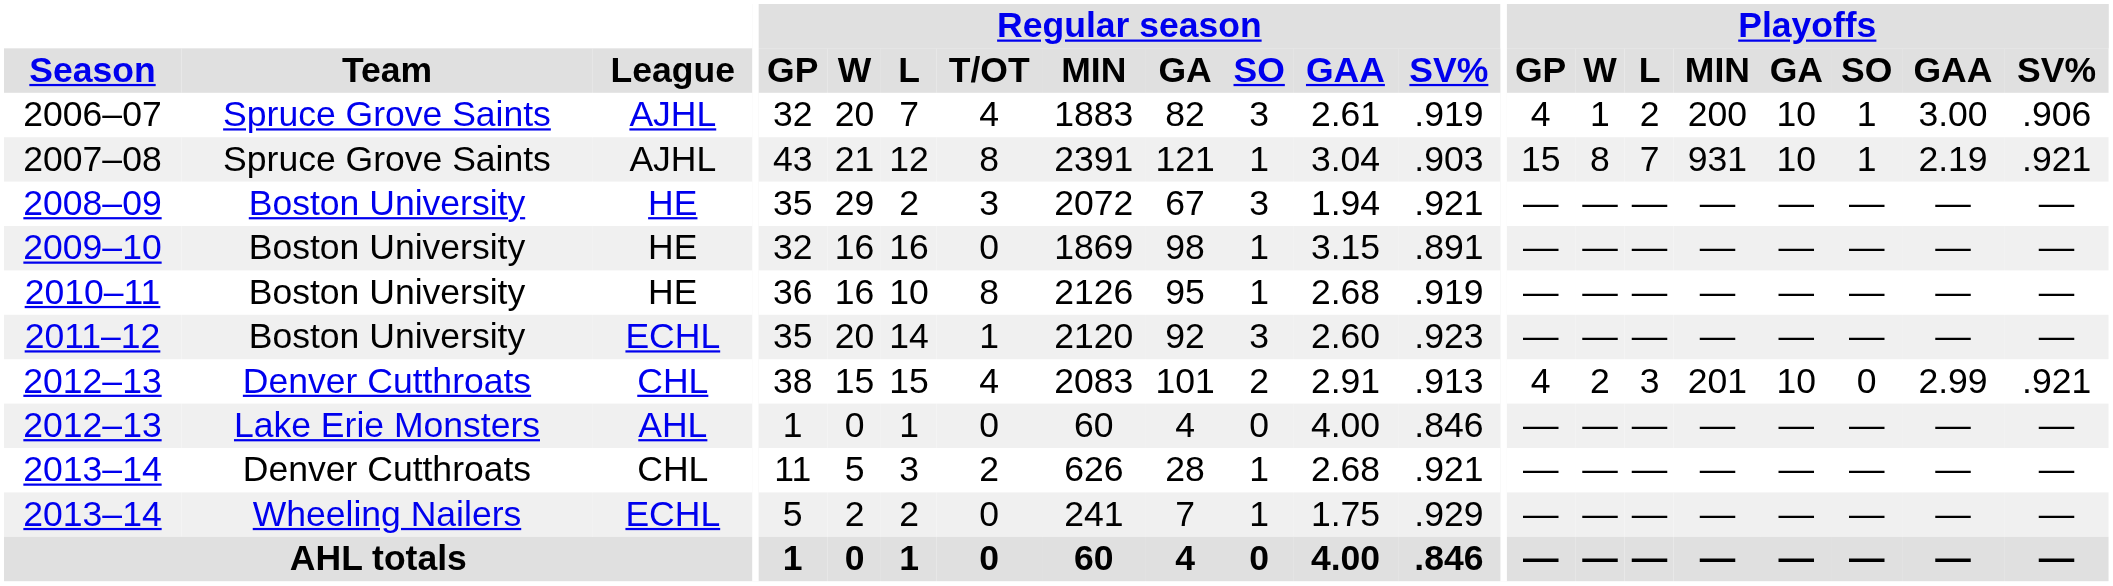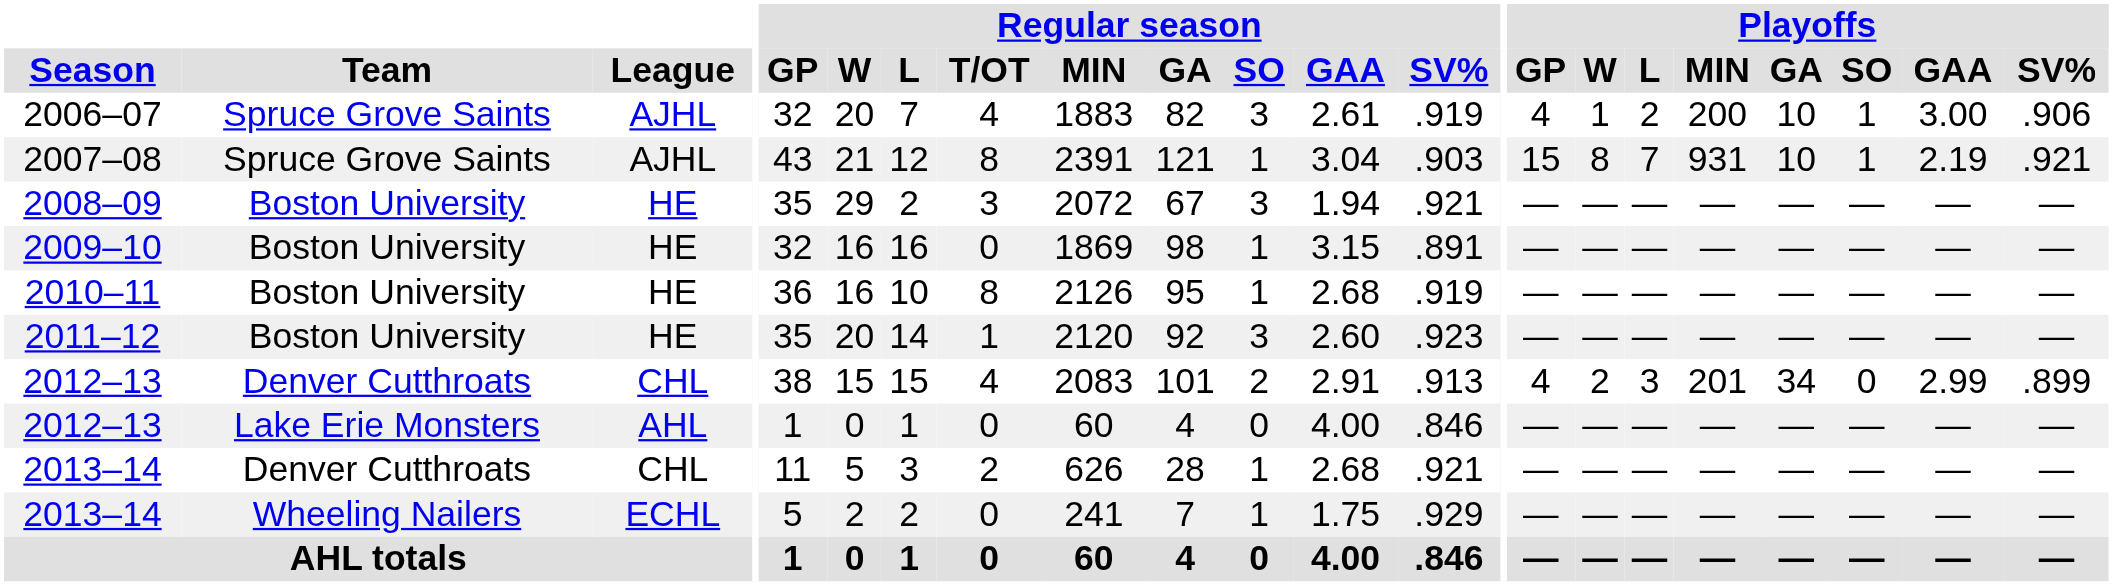(673, 336) ECHL -> (673, 336) HE
(1796, 380) 10 -> (1796, 380) 34
(2057, 380) .921 -> (2057, 380) .899
